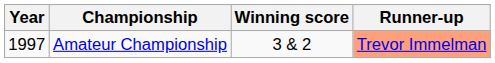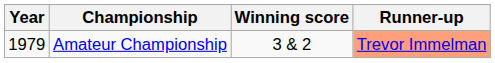(27, 44) 1997 -> (27, 44) 1979
